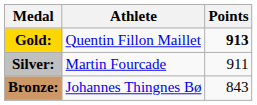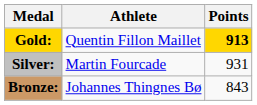(237, 40) no background -> (237, 40) gold background
(238, 64) 911 -> (237, 64) 931
